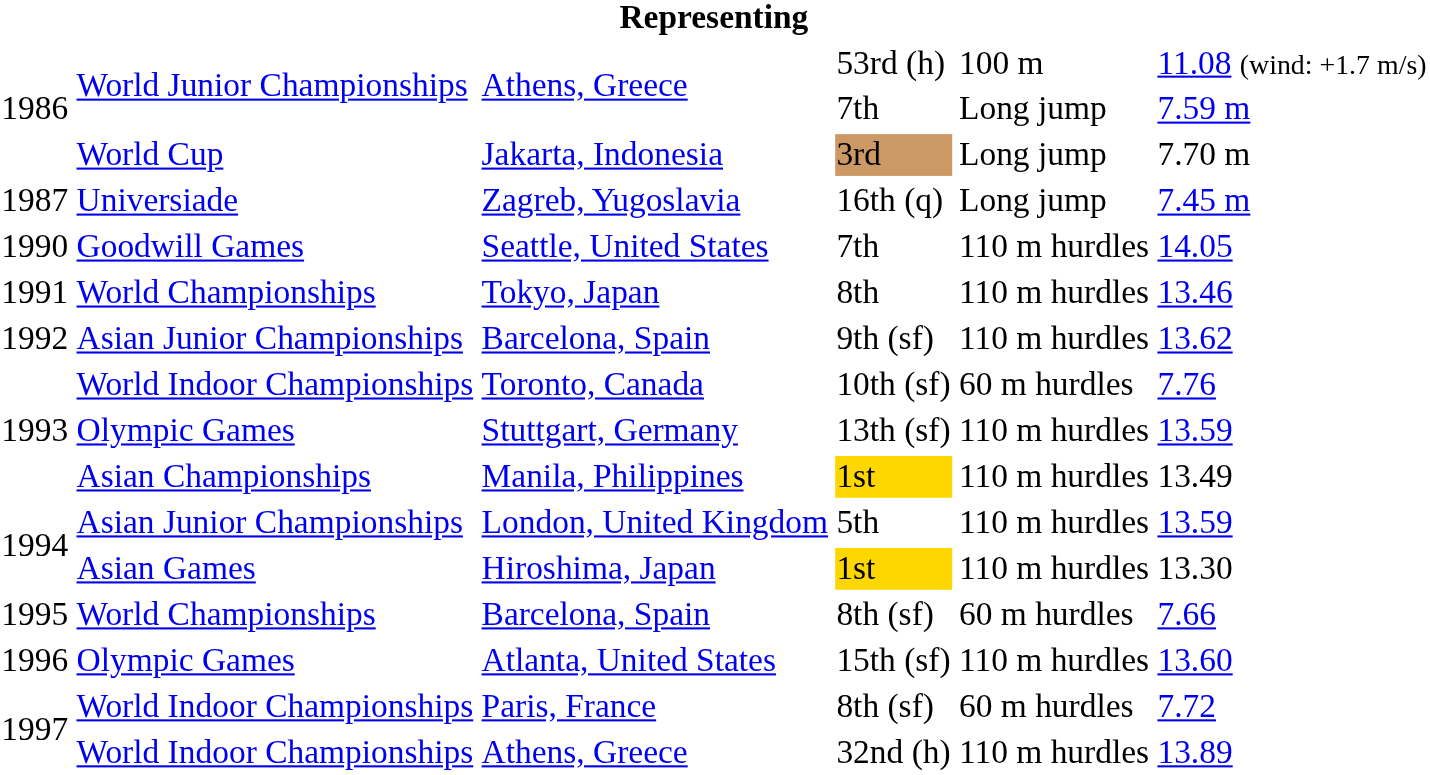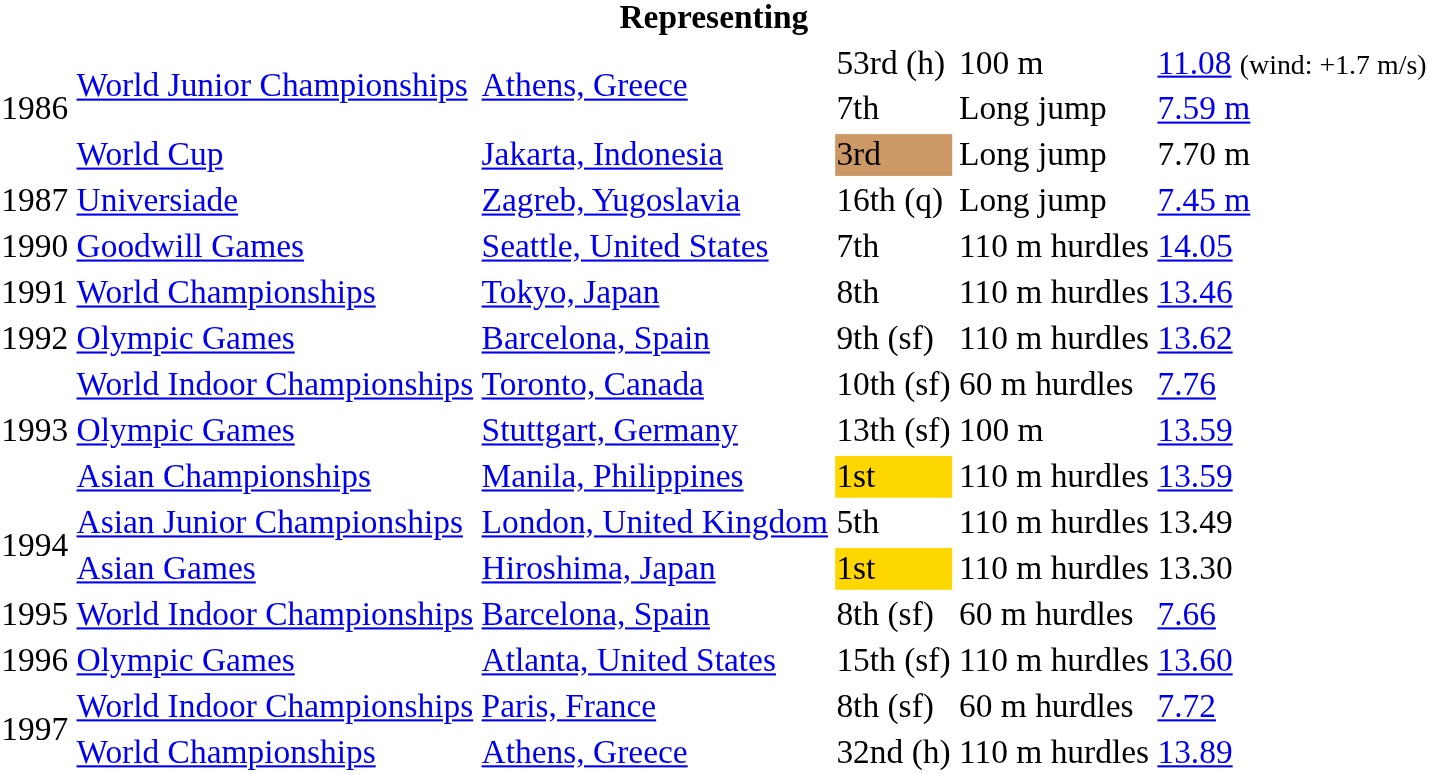(270, 338) Asian Junior Championships -> (186, 338) Olympic Games
(1054, 430) 110 m hurdles -> (1001, 430) 100 m
(1195, 476) 13.49 -> (1195, 476) 13.59
(1195, 522) 13.59 -> (1195, 522) 13.49
(226, 614) World Championships -> (275, 614) World Indoor Championships
(275, 752) World Indoor Championships -> (226, 752) World Championships
